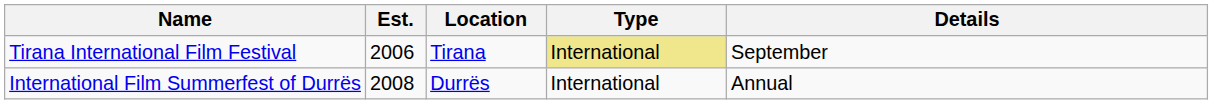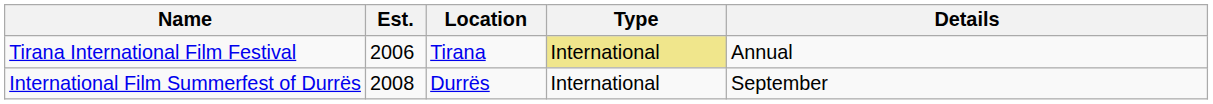(779, 51) September -> (762, 51) Annual
(762, 83) Annual -> (779, 83) September
